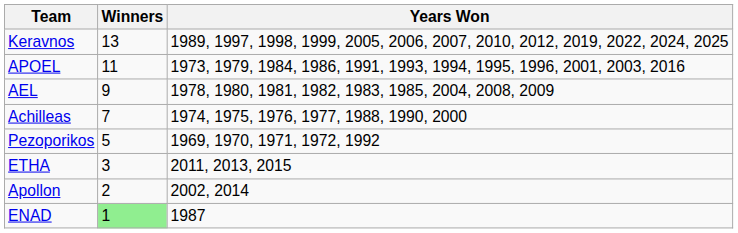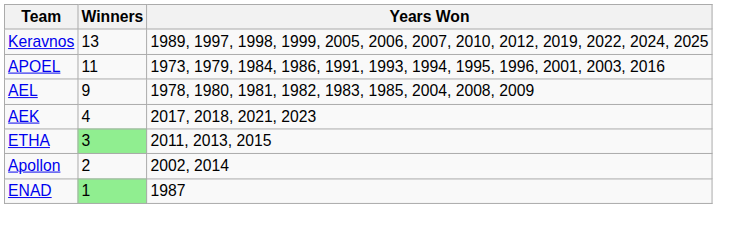- row: (39, 116)
- row: (51, 141)
+ row: (24, 116)
(106, 166) no background -> (86, 141) lightgreen background
